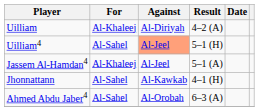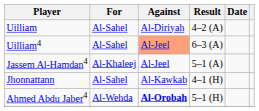(114, 28) Al-Khaleej -> (110, 28) Al-Sahel
(207, 45) 5–1 (H) -> (207, 45) 6–3 (A)
(110, 97) Al-Sahel -> (112, 97) Al-Wehda
(162, 97) normal -> (164, 97) bold
(207, 97) 6–3 (A) -> (207, 97) 5–1 (H)
